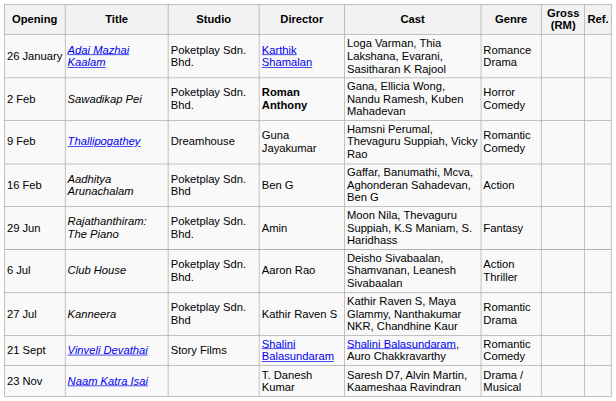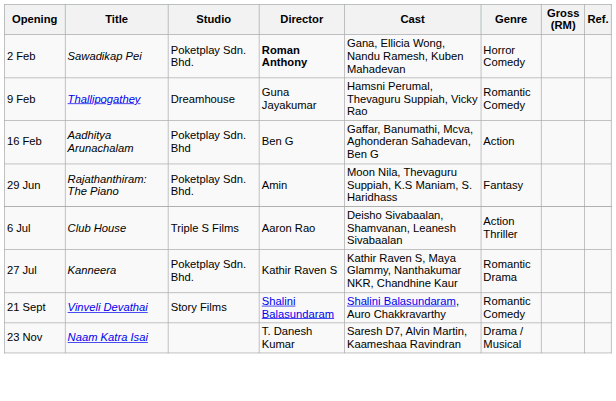- row: (35, 56)
(208, 271) Poketplay Sdn. Bhd. -> (205, 228) Triple S Films
(208, 314) Poketplay Sdn. Bhd -> (208, 271) Poketplay Sdn. Bhd.
